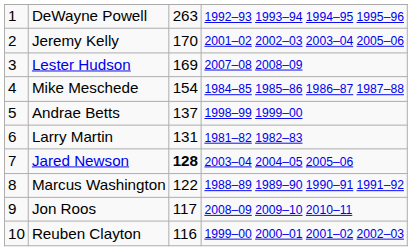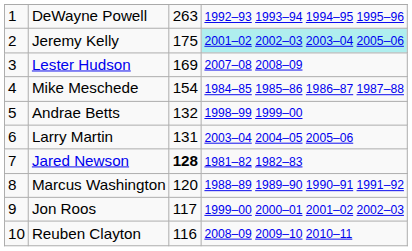(185, 40) 170 -> (185, 40) 175
(304, 41) no background -> (304, 41) paleturquoise background
(185, 112) 137 -> (185, 112) 132
(253, 137) 1981–82 1982–83 -> (279, 137) 2003–04 2004–05 2005–06
(279, 161) 2003–04 2004–05 2005–06 -> (253, 161) 1981–82 1982–83
(185, 185) 122 -> (185, 185) 120
(278, 209) 2008–09 2009–10 2010–11 -> (304, 209) 1999–00 2000–01 2001–02 2002–03
(304, 233) 1999–00 2000–01 2001–02 2002–03 -> (278, 233) 2008–09 2009–10 2010–11
